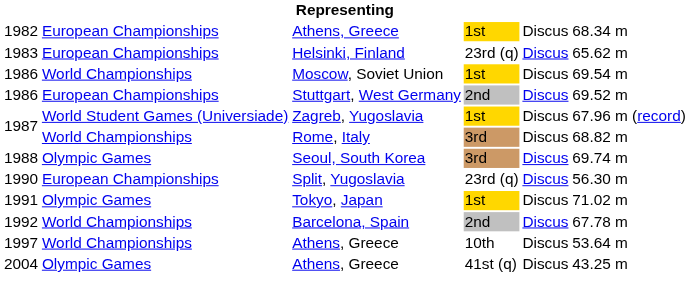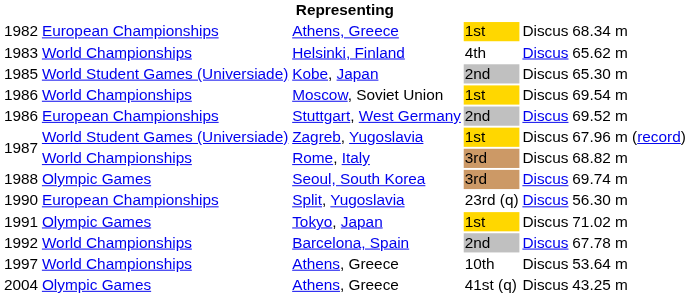(130, 52) European Championships -> (117, 52) World Championships
(492, 52) 23rd (q) -> (475, 52) 4th
+ row: (21, 73)
